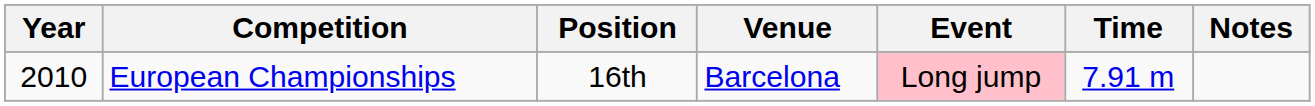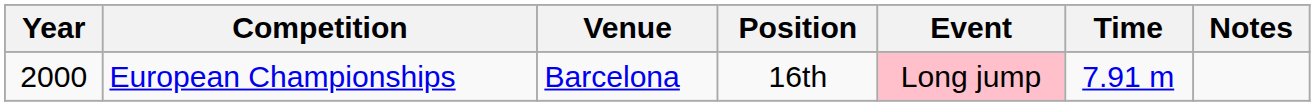columns swapped: (788, 28) <-> (617, 28)
(54, 76) 2010 -> (54, 76) 2000
